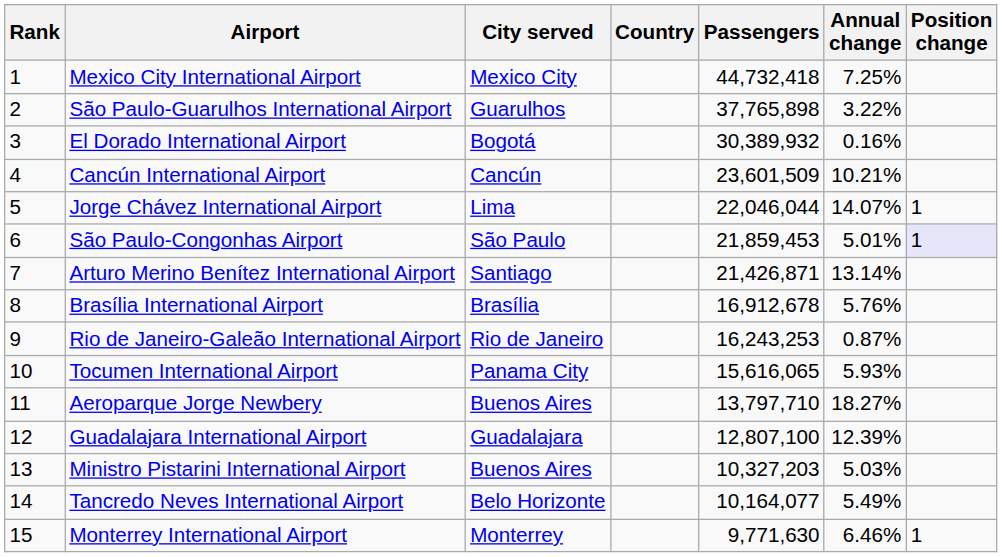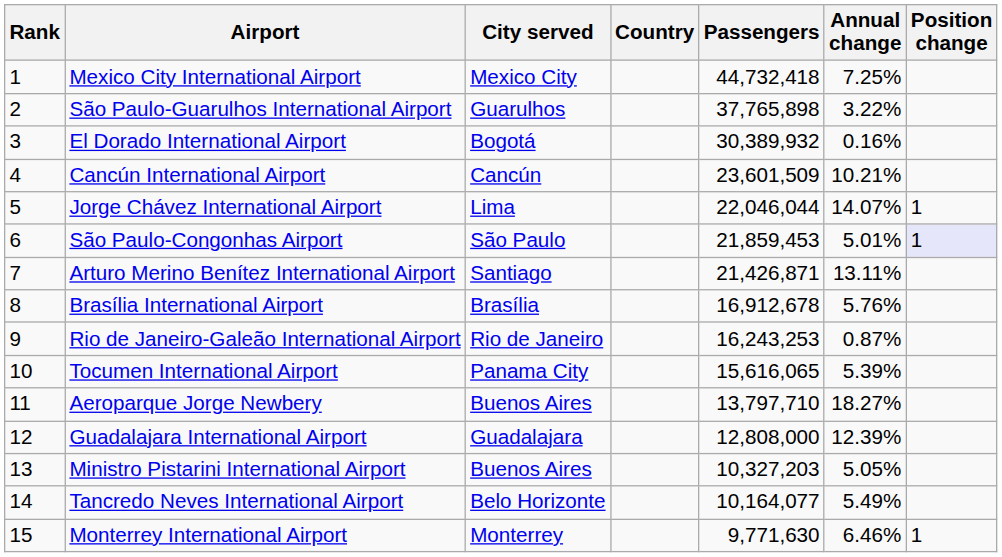(866, 273) 13.14% -> (867, 273) 13.11%
(872, 371) 5.93% -> (872, 371) 5.39%
(768, 436) 12,807,100 -> (768, 436) 12,808,000
(872, 469) 5.03% -> (872, 469) 5.05%
